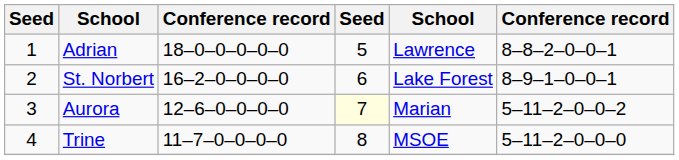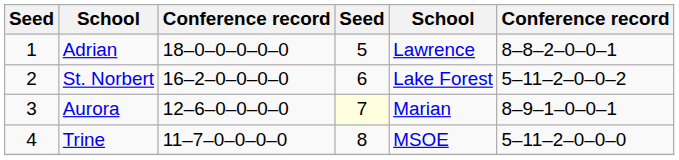(559, 79) 8–9–1–0–0–1 -> (564, 79) 5–11–2–0–0–2
(564, 109) 5–11–2–0–0–2 -> (559, 109) 8–9–1–0–0–1
